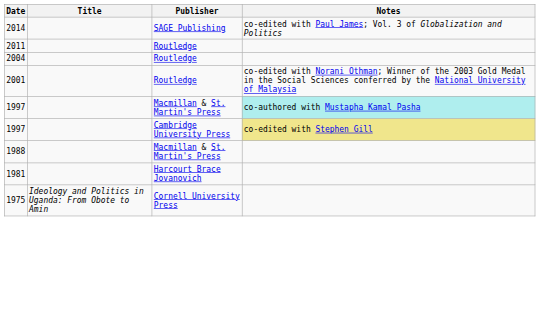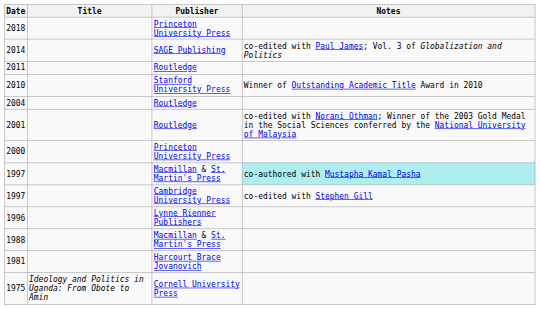+ row: (16, 28)
+ row: (16, 85)
+ row: (16, 152)
(308, 129) khaki background -> (308, 196) no background
+ row: (16, 218)
